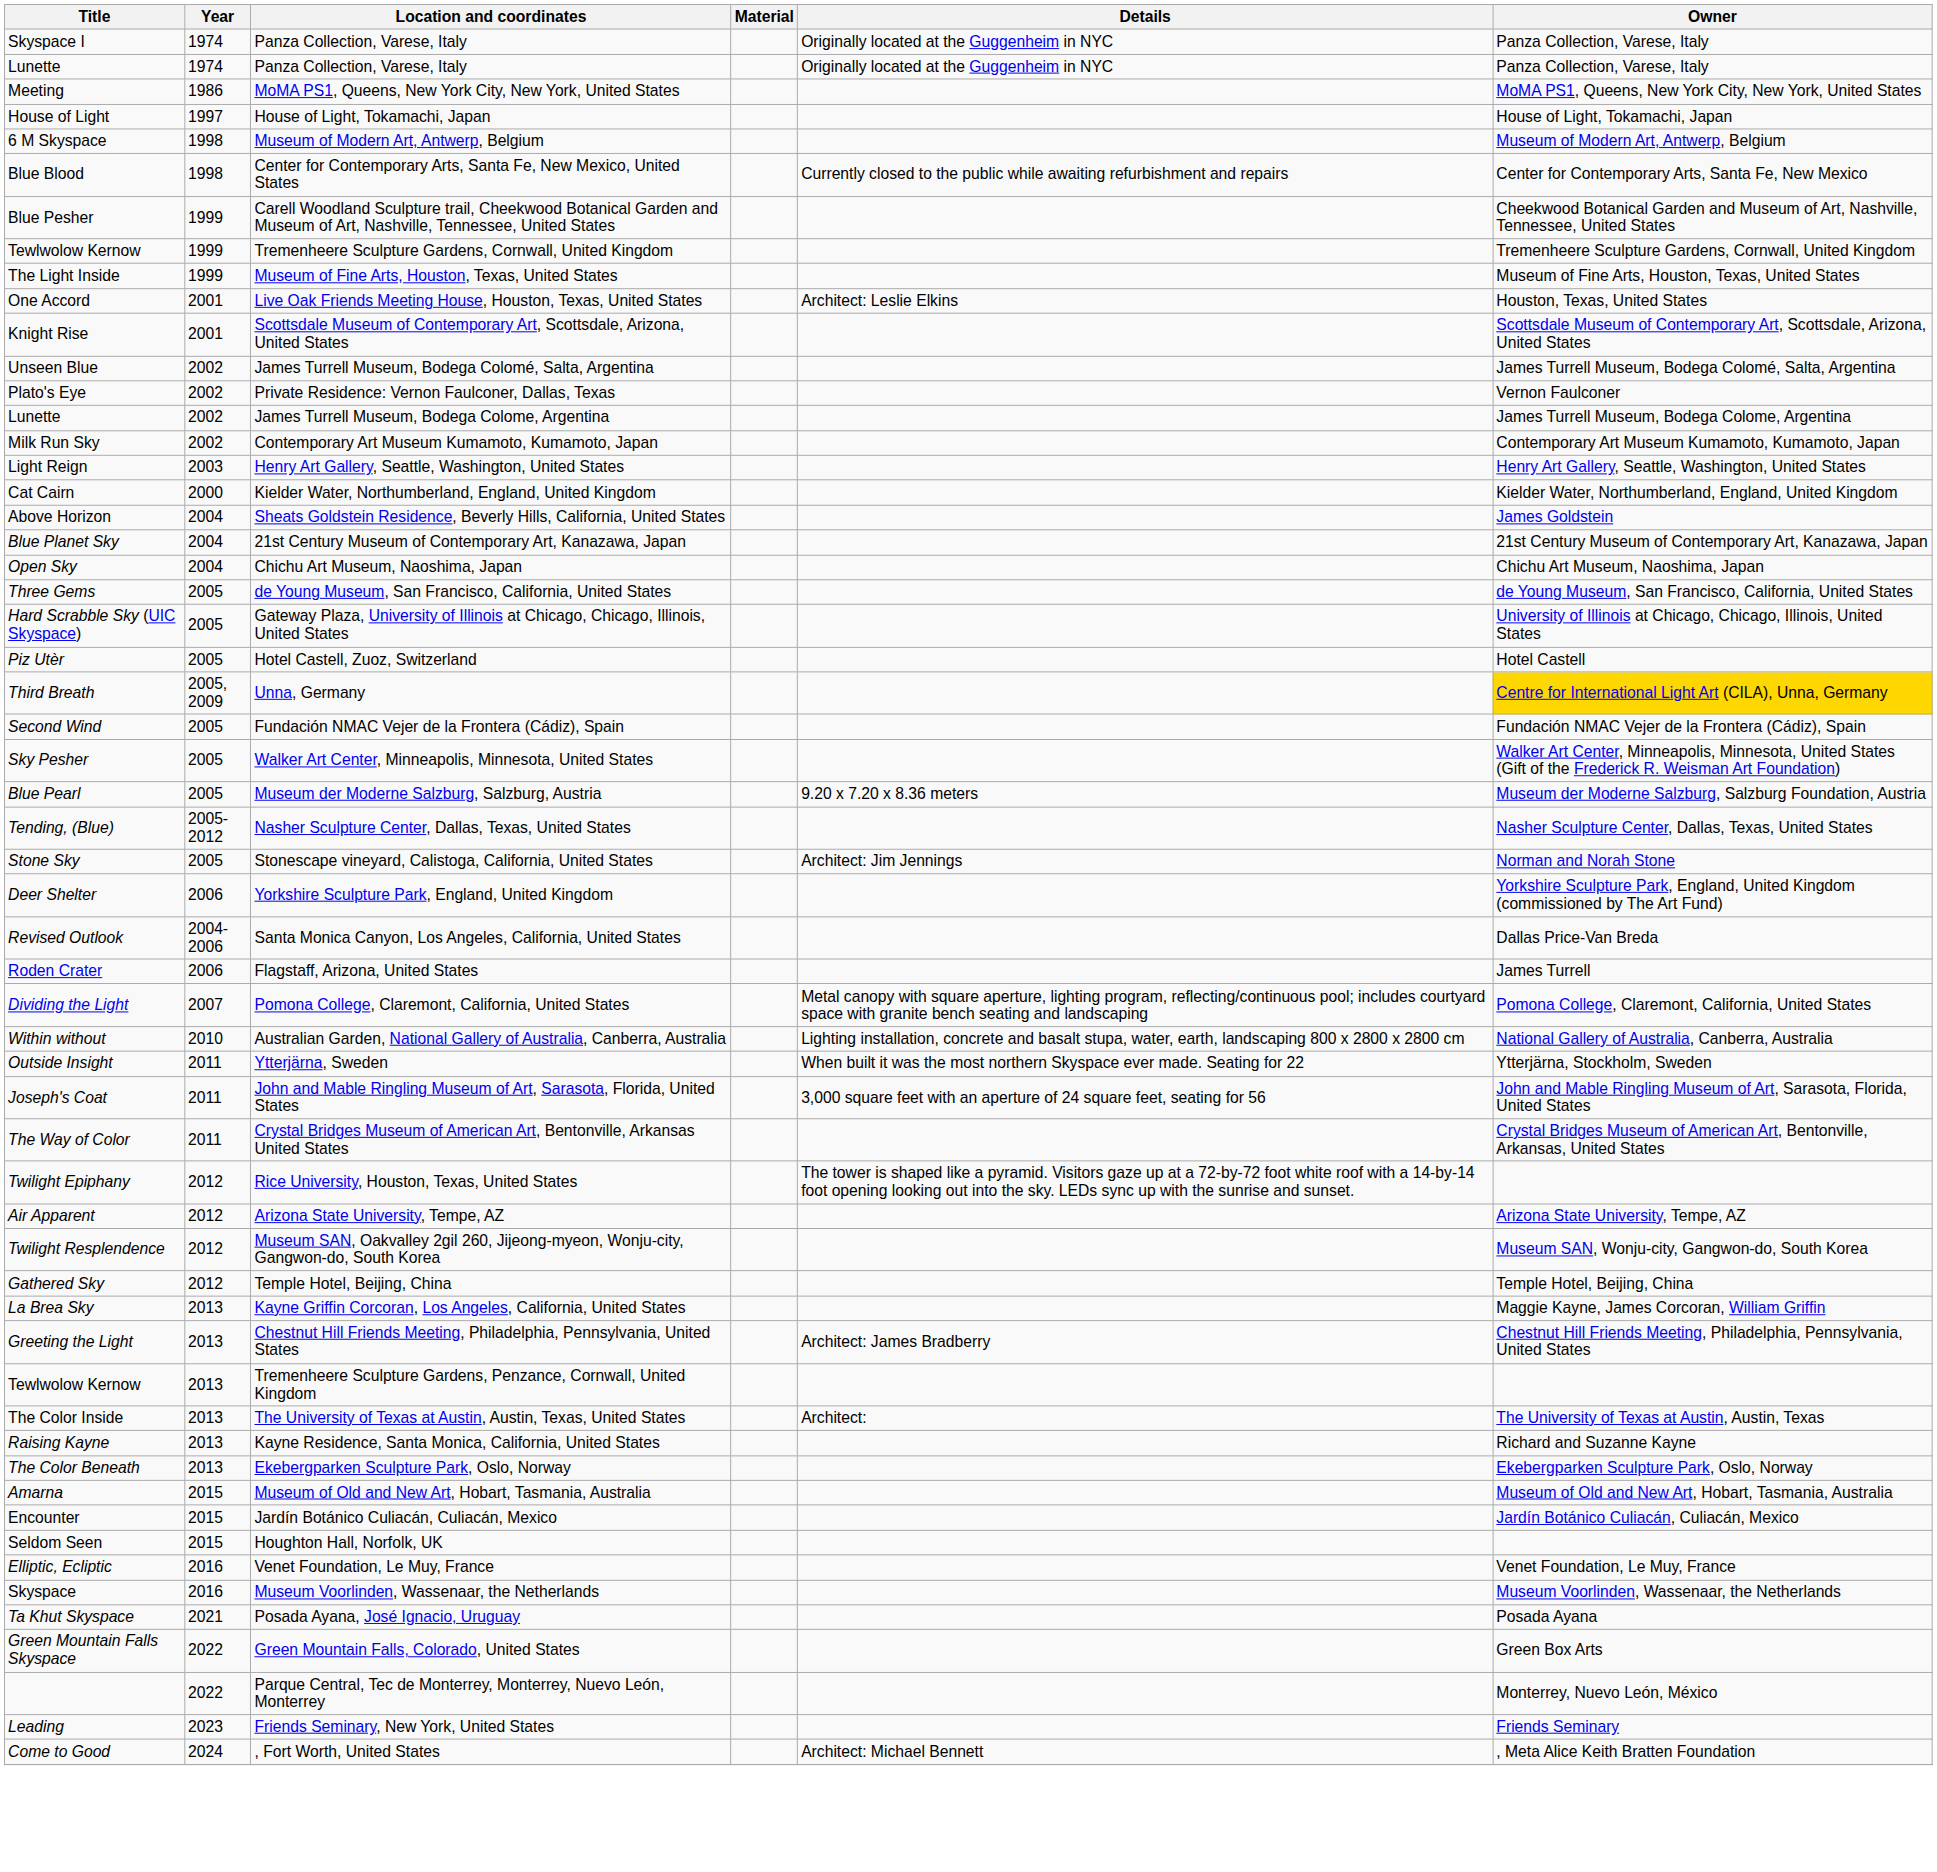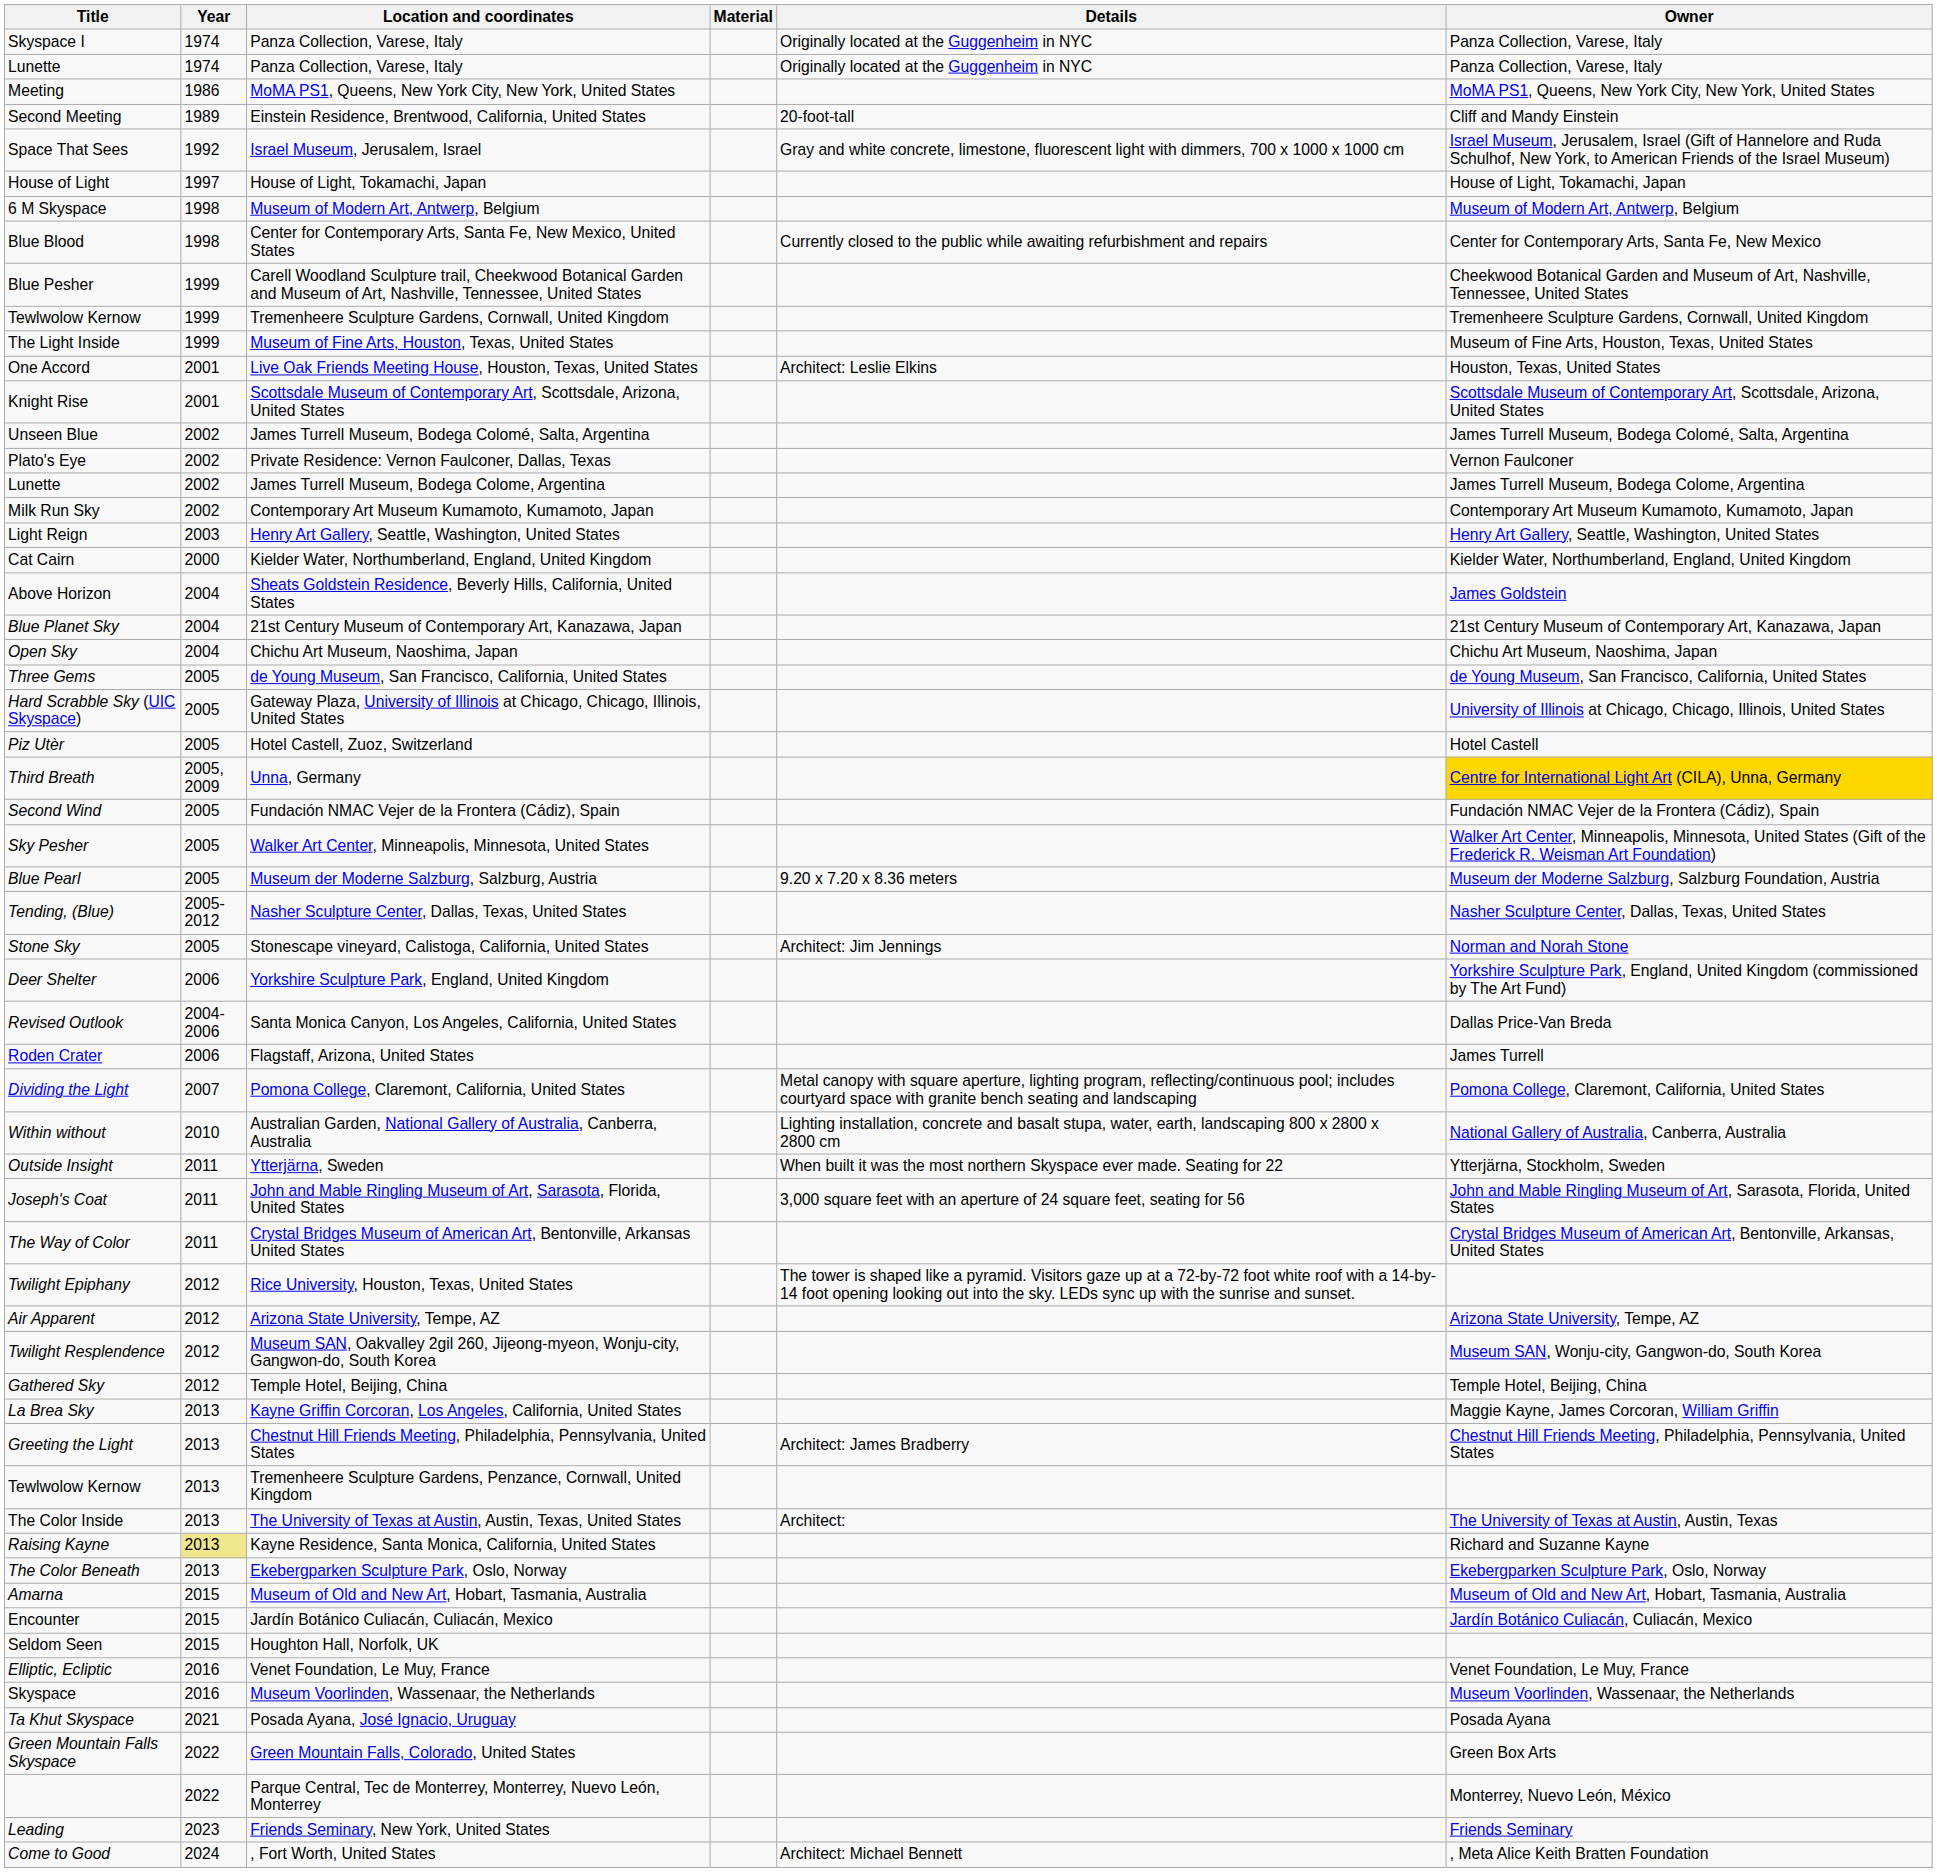+ row: (65, 116)
+ row: (68, 150)
(205, 1443) no background -> (202, 1545) khaki background
